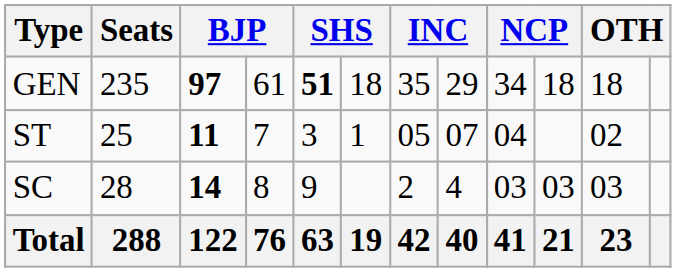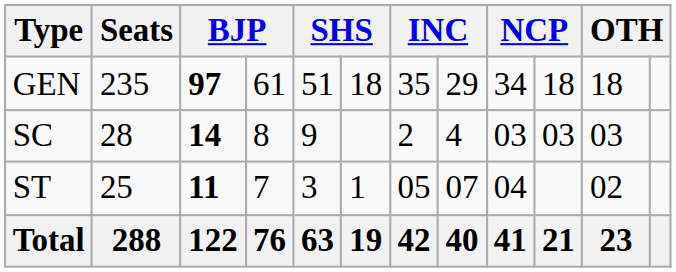(318, 82) bold -> (318, 82) normal
rows swapped: (33, 187) <-> (32, 135)
